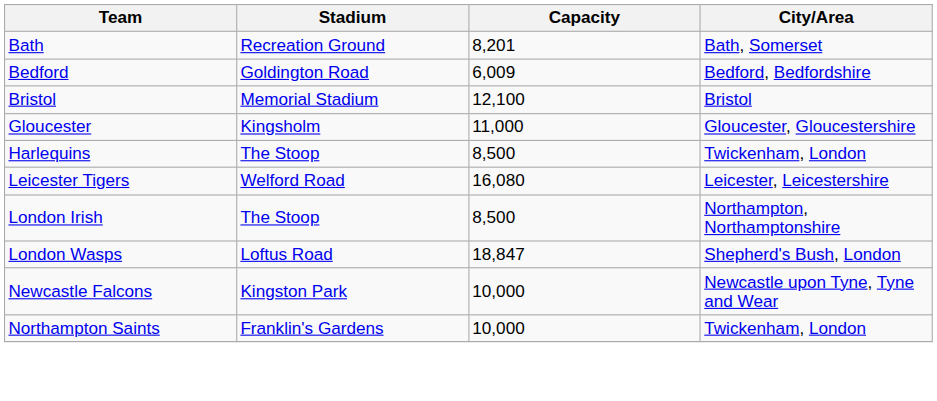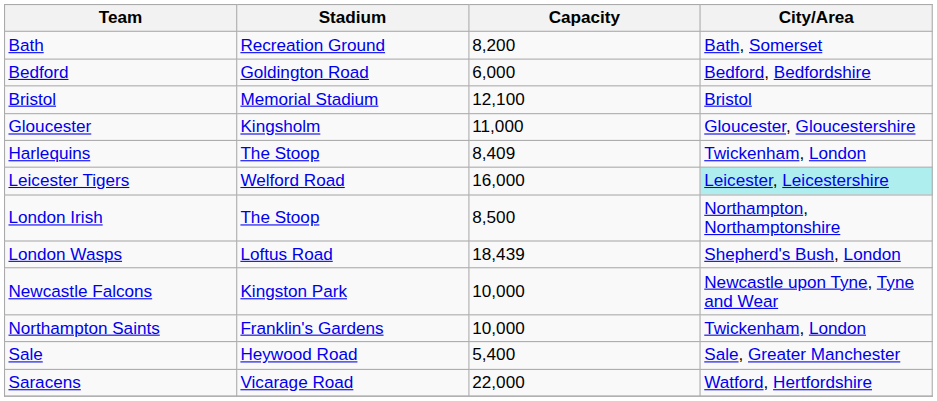(494, 45) 8,201 -> (494, 45) 8,200
(494, 72) 6,009 -> (494, 72) 6,000
(494, 153) 8,500 -> (494, 153) 8,409
(499, 180) 16,080 -> (499, 180) 16,000
(797, 180) no background -> (797, 180) paleturquoise background
(499, 254) 18,847 -> (499, 254) 18,439
+ row: (26, 355)
+ row: (45, 382)
